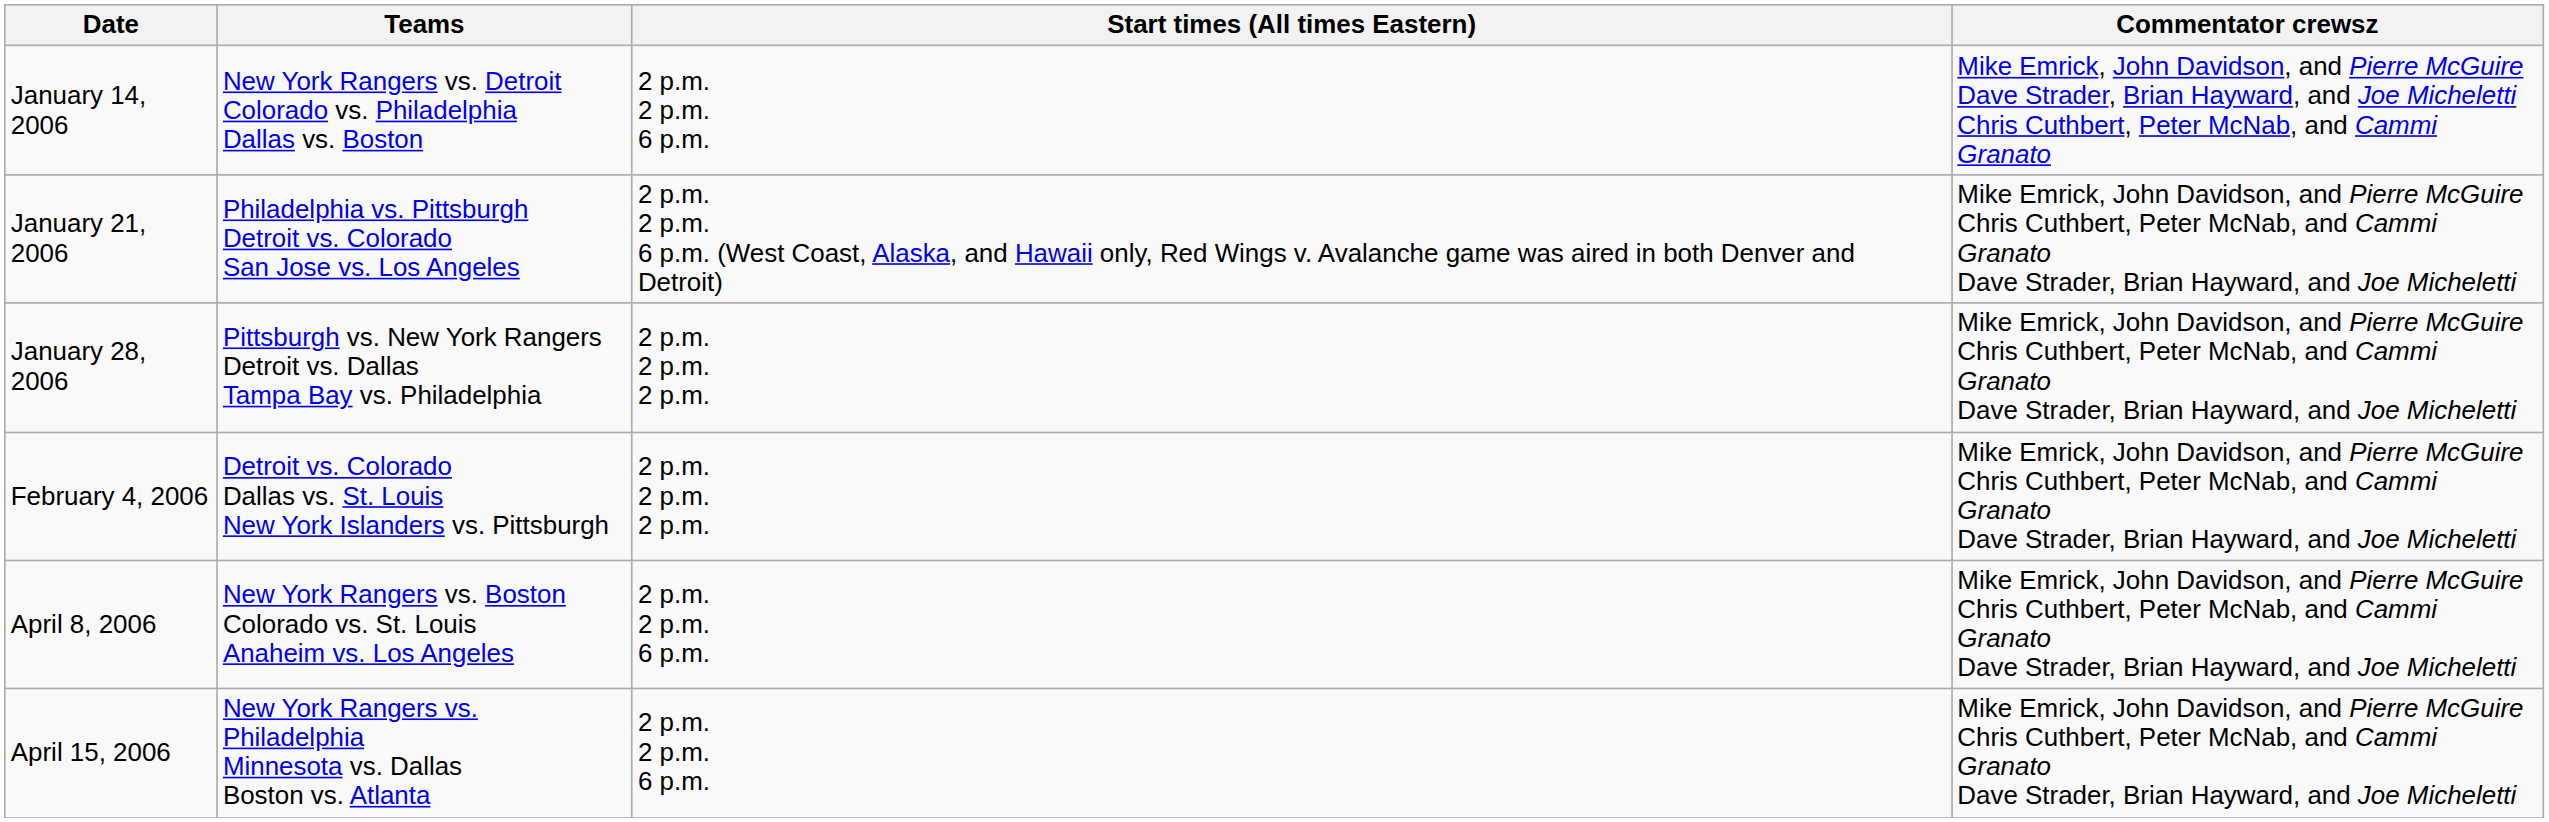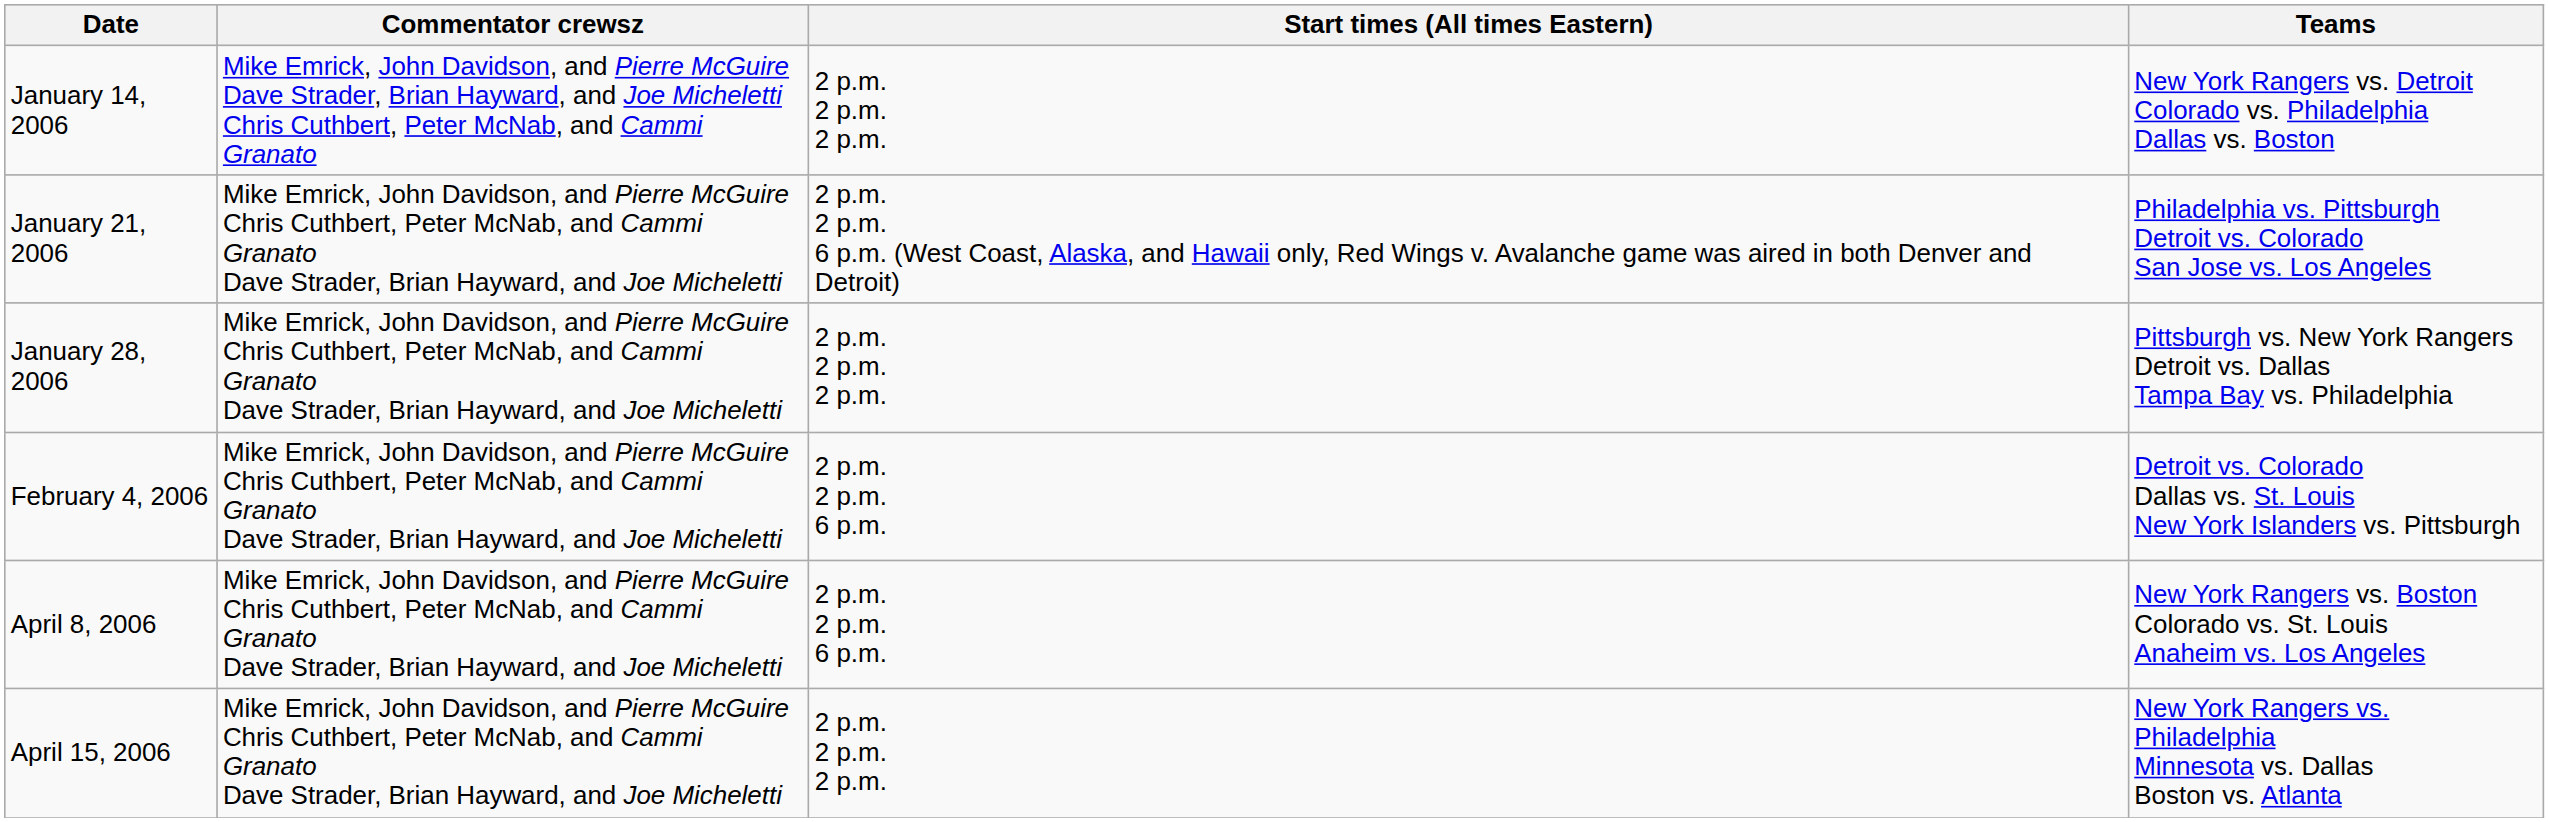columns swapped: (424, 25) <-> (2247, 25)
(674, 109) 2 p.m. 2 p.m. 6 p.m. -> (851, 109) 2 p.m. 2 p.m. 2 p.m.
(674, 495) 2 p.m. 2 p.m. 2 p.m. -> (851, 495) 2 p.m. 2 p.m. 6 p.m.
(674, 752) 2 p.m. 2 p.m. 6 p.m. -> (851, 752) 2 p.m. 2 p.m. 2 p.m.
